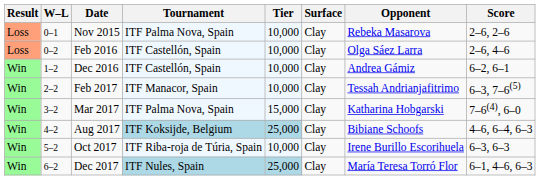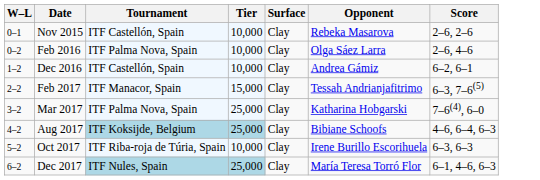- column: (23, 13)
(179, 31) ITF Palma Nova, Spain -> (136, 31) ITF Castellón, Spain
(173, 50) ITF Castellón, Spain -> (143, 50) ITF Palma Nova, Spain
(283, 88) 10,000 -> (247, 88) 15,000
(283, 109) 15,000 -> (247, 109) 25,000
